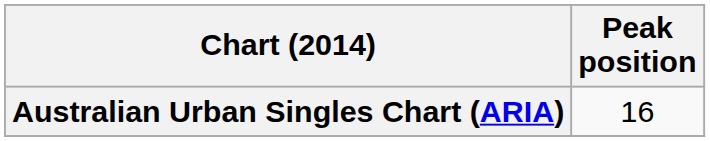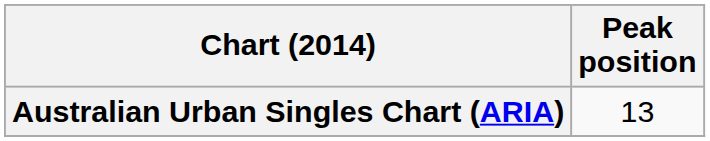(637, 111) 16 -> (637, 111) 13
